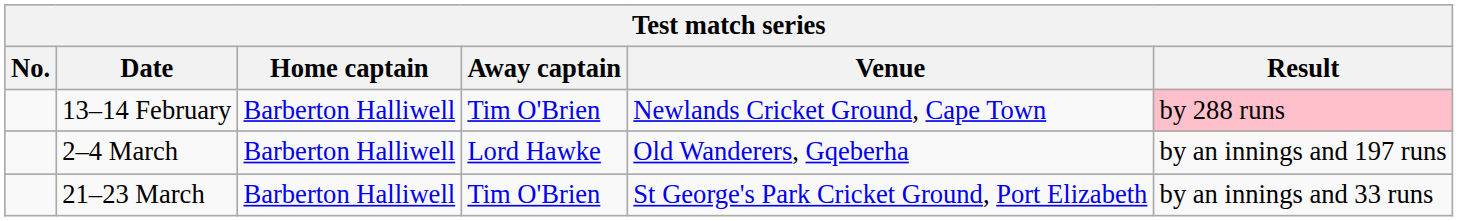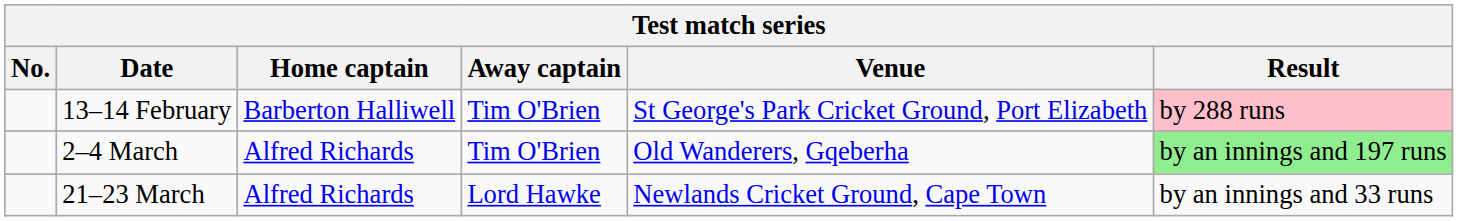(840, 109) Newlands Cricket Ground, Cape Town -> (890, 109) St George's Park Cricket Ground, Port Elizabeth
(349, 151) Barberton Halliwell -> (329, 151) Alfred Richards
(534, 151) Lord Hawke -> (534, 151) Tim O'Brien
(1303, 151) no background -> (1303, 151) lightgreen background
(349, 194) Barberton Halliwell -> (329, 194) Alfred Richards
(534, 194) Tim O'Brien -> (534, 194) Lord Hawke
(890, 194) St George's Park Cricket Ground, Port Elizabeth -> (840, 194) Newlands Cricket Ground, Cape Town
